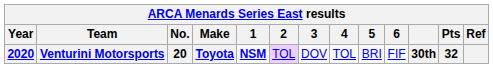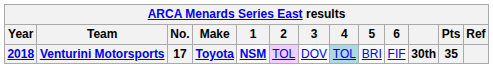(21, 54) 2020 -> (21, 54) 2018
(180, 54) 20 -> (180, 54) 17
(344, 54) no background -> (344, 54) lightblue background
(451, 54) 32 -> (451, 54) 35
